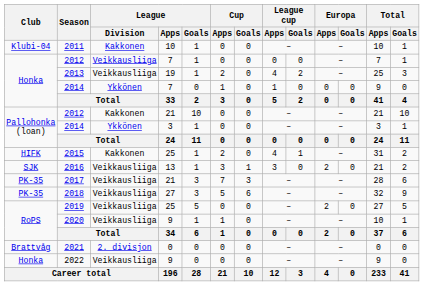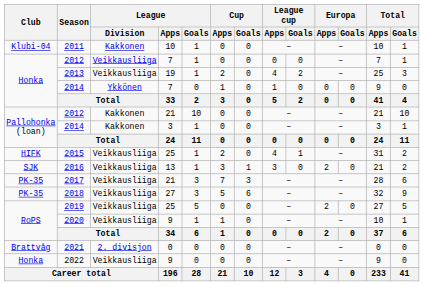(125, 127) Ykkönen -> (125, 127) Kakkonen
(125, 154) Kakkonen -> (125, 154) Veikkausliiga
